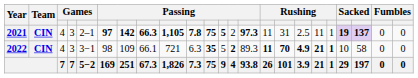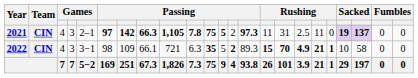(331, 33) 1 -> (331, 33) 0
(267, 49) 11 -> (267, 49) 15
